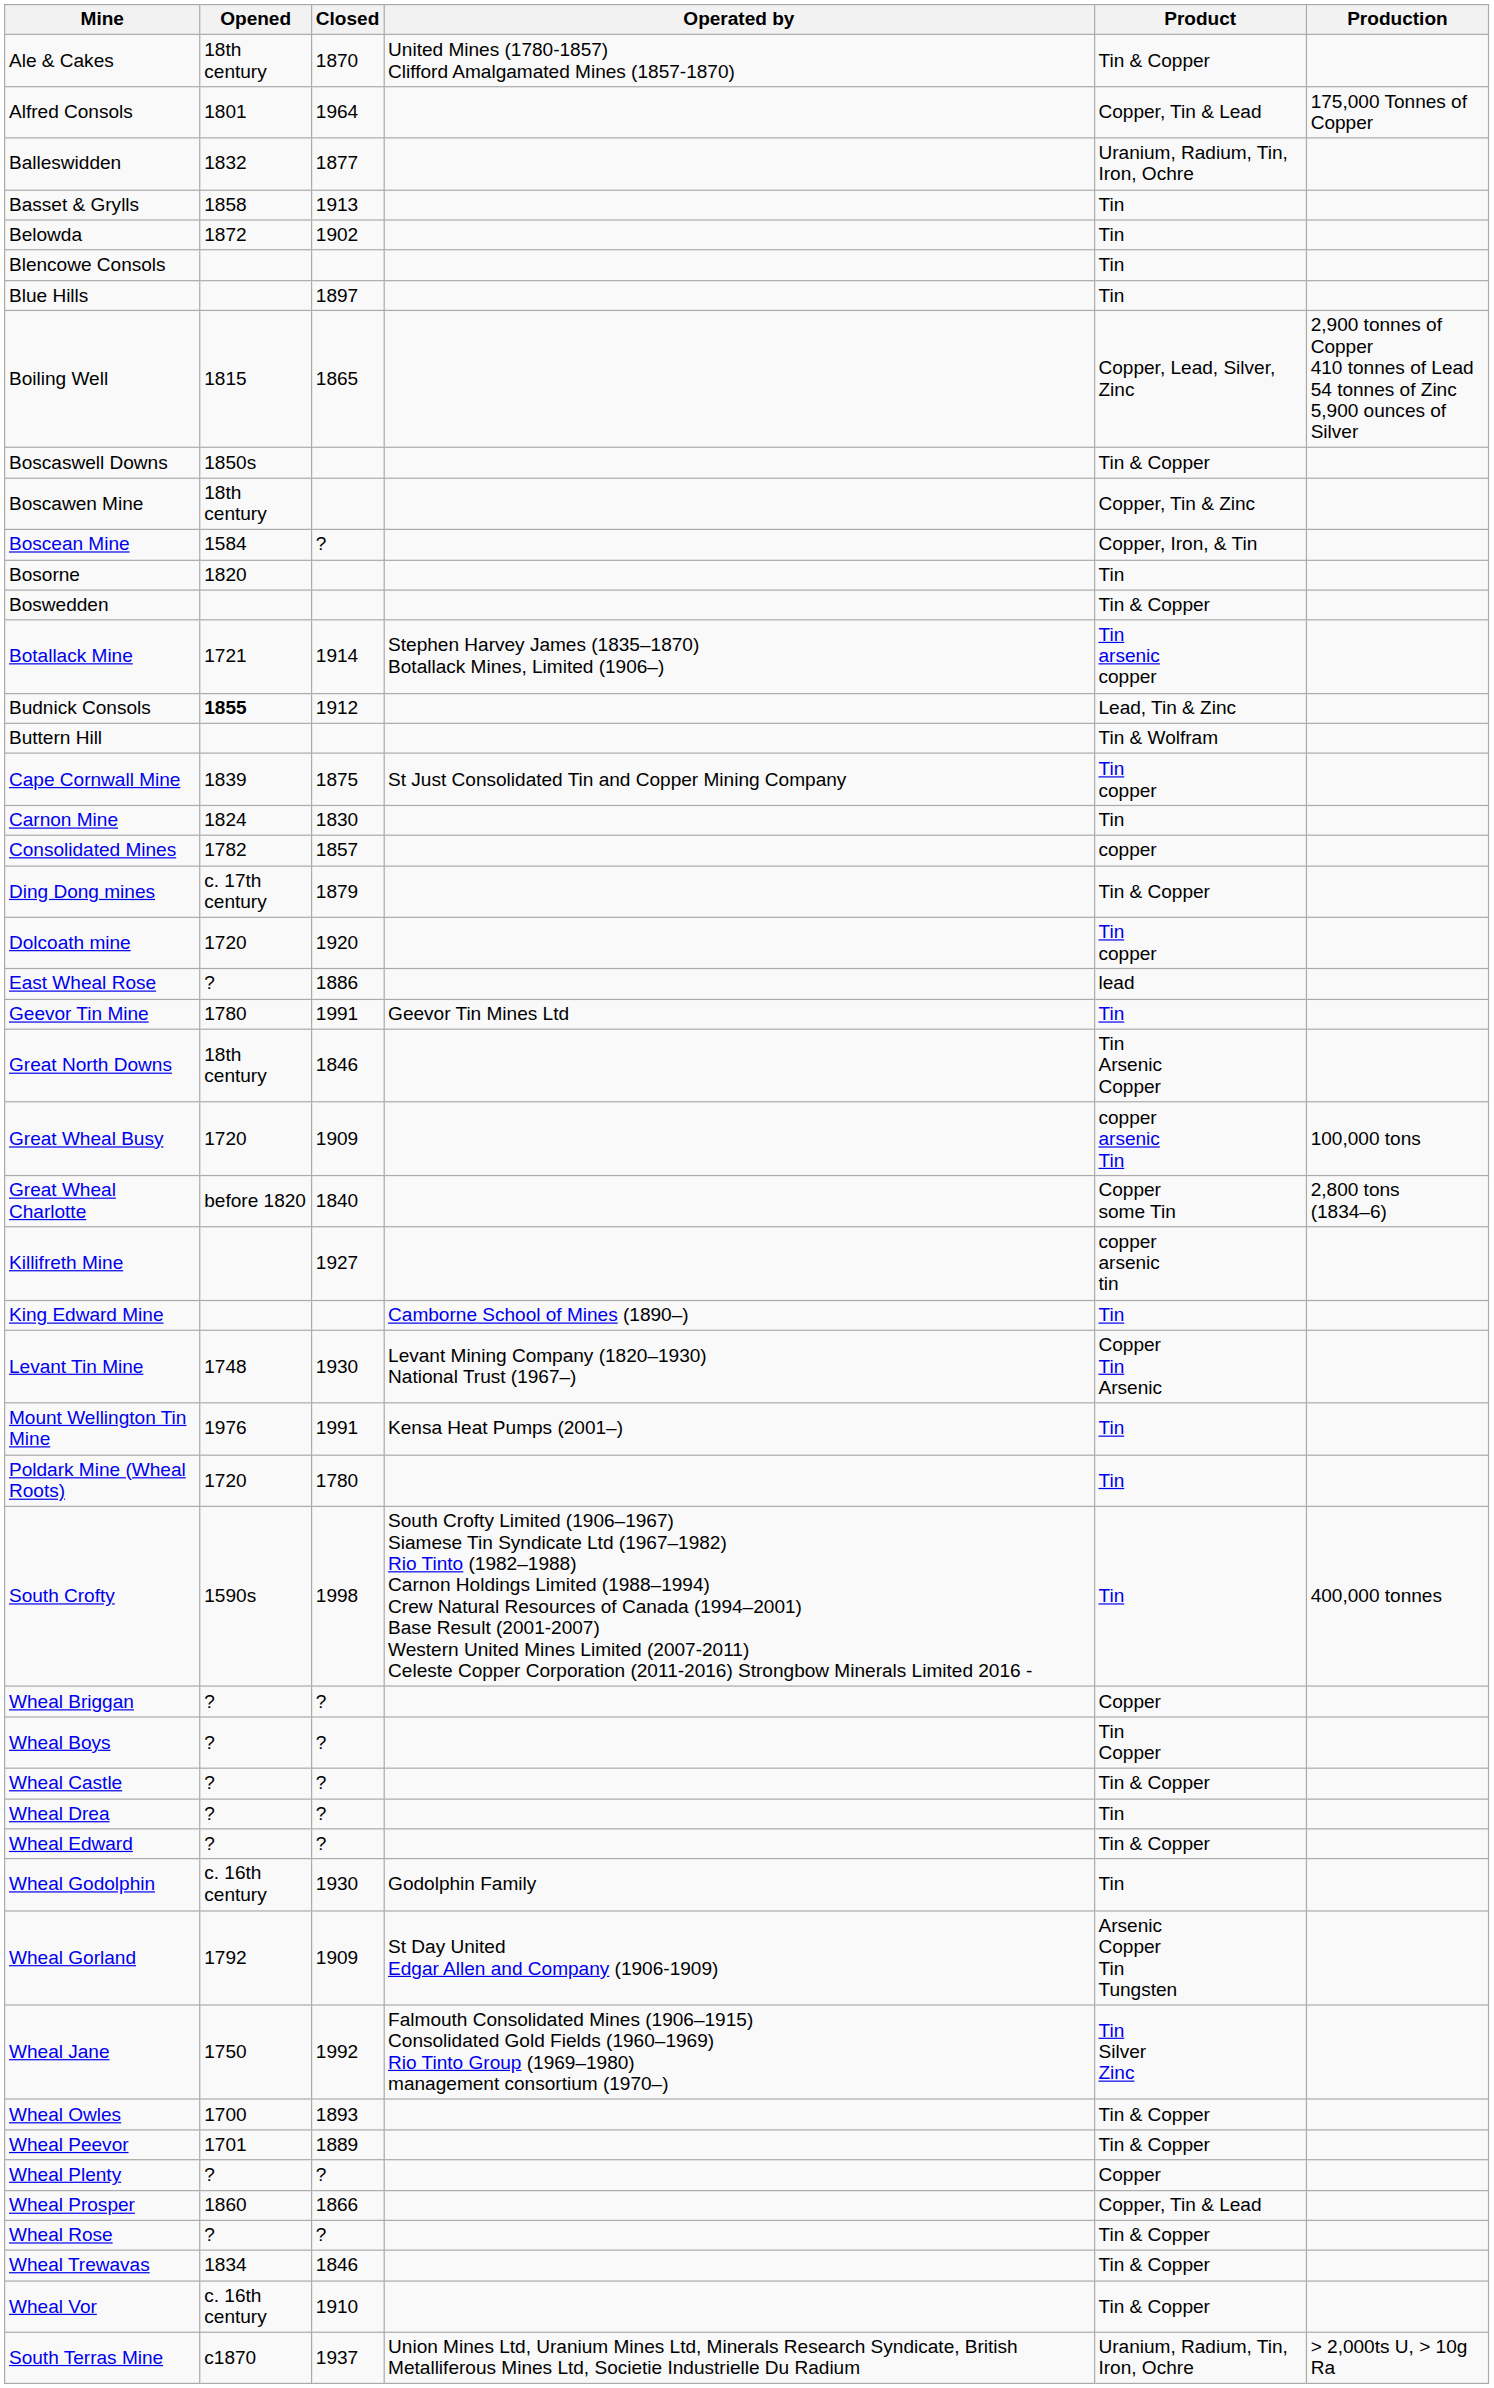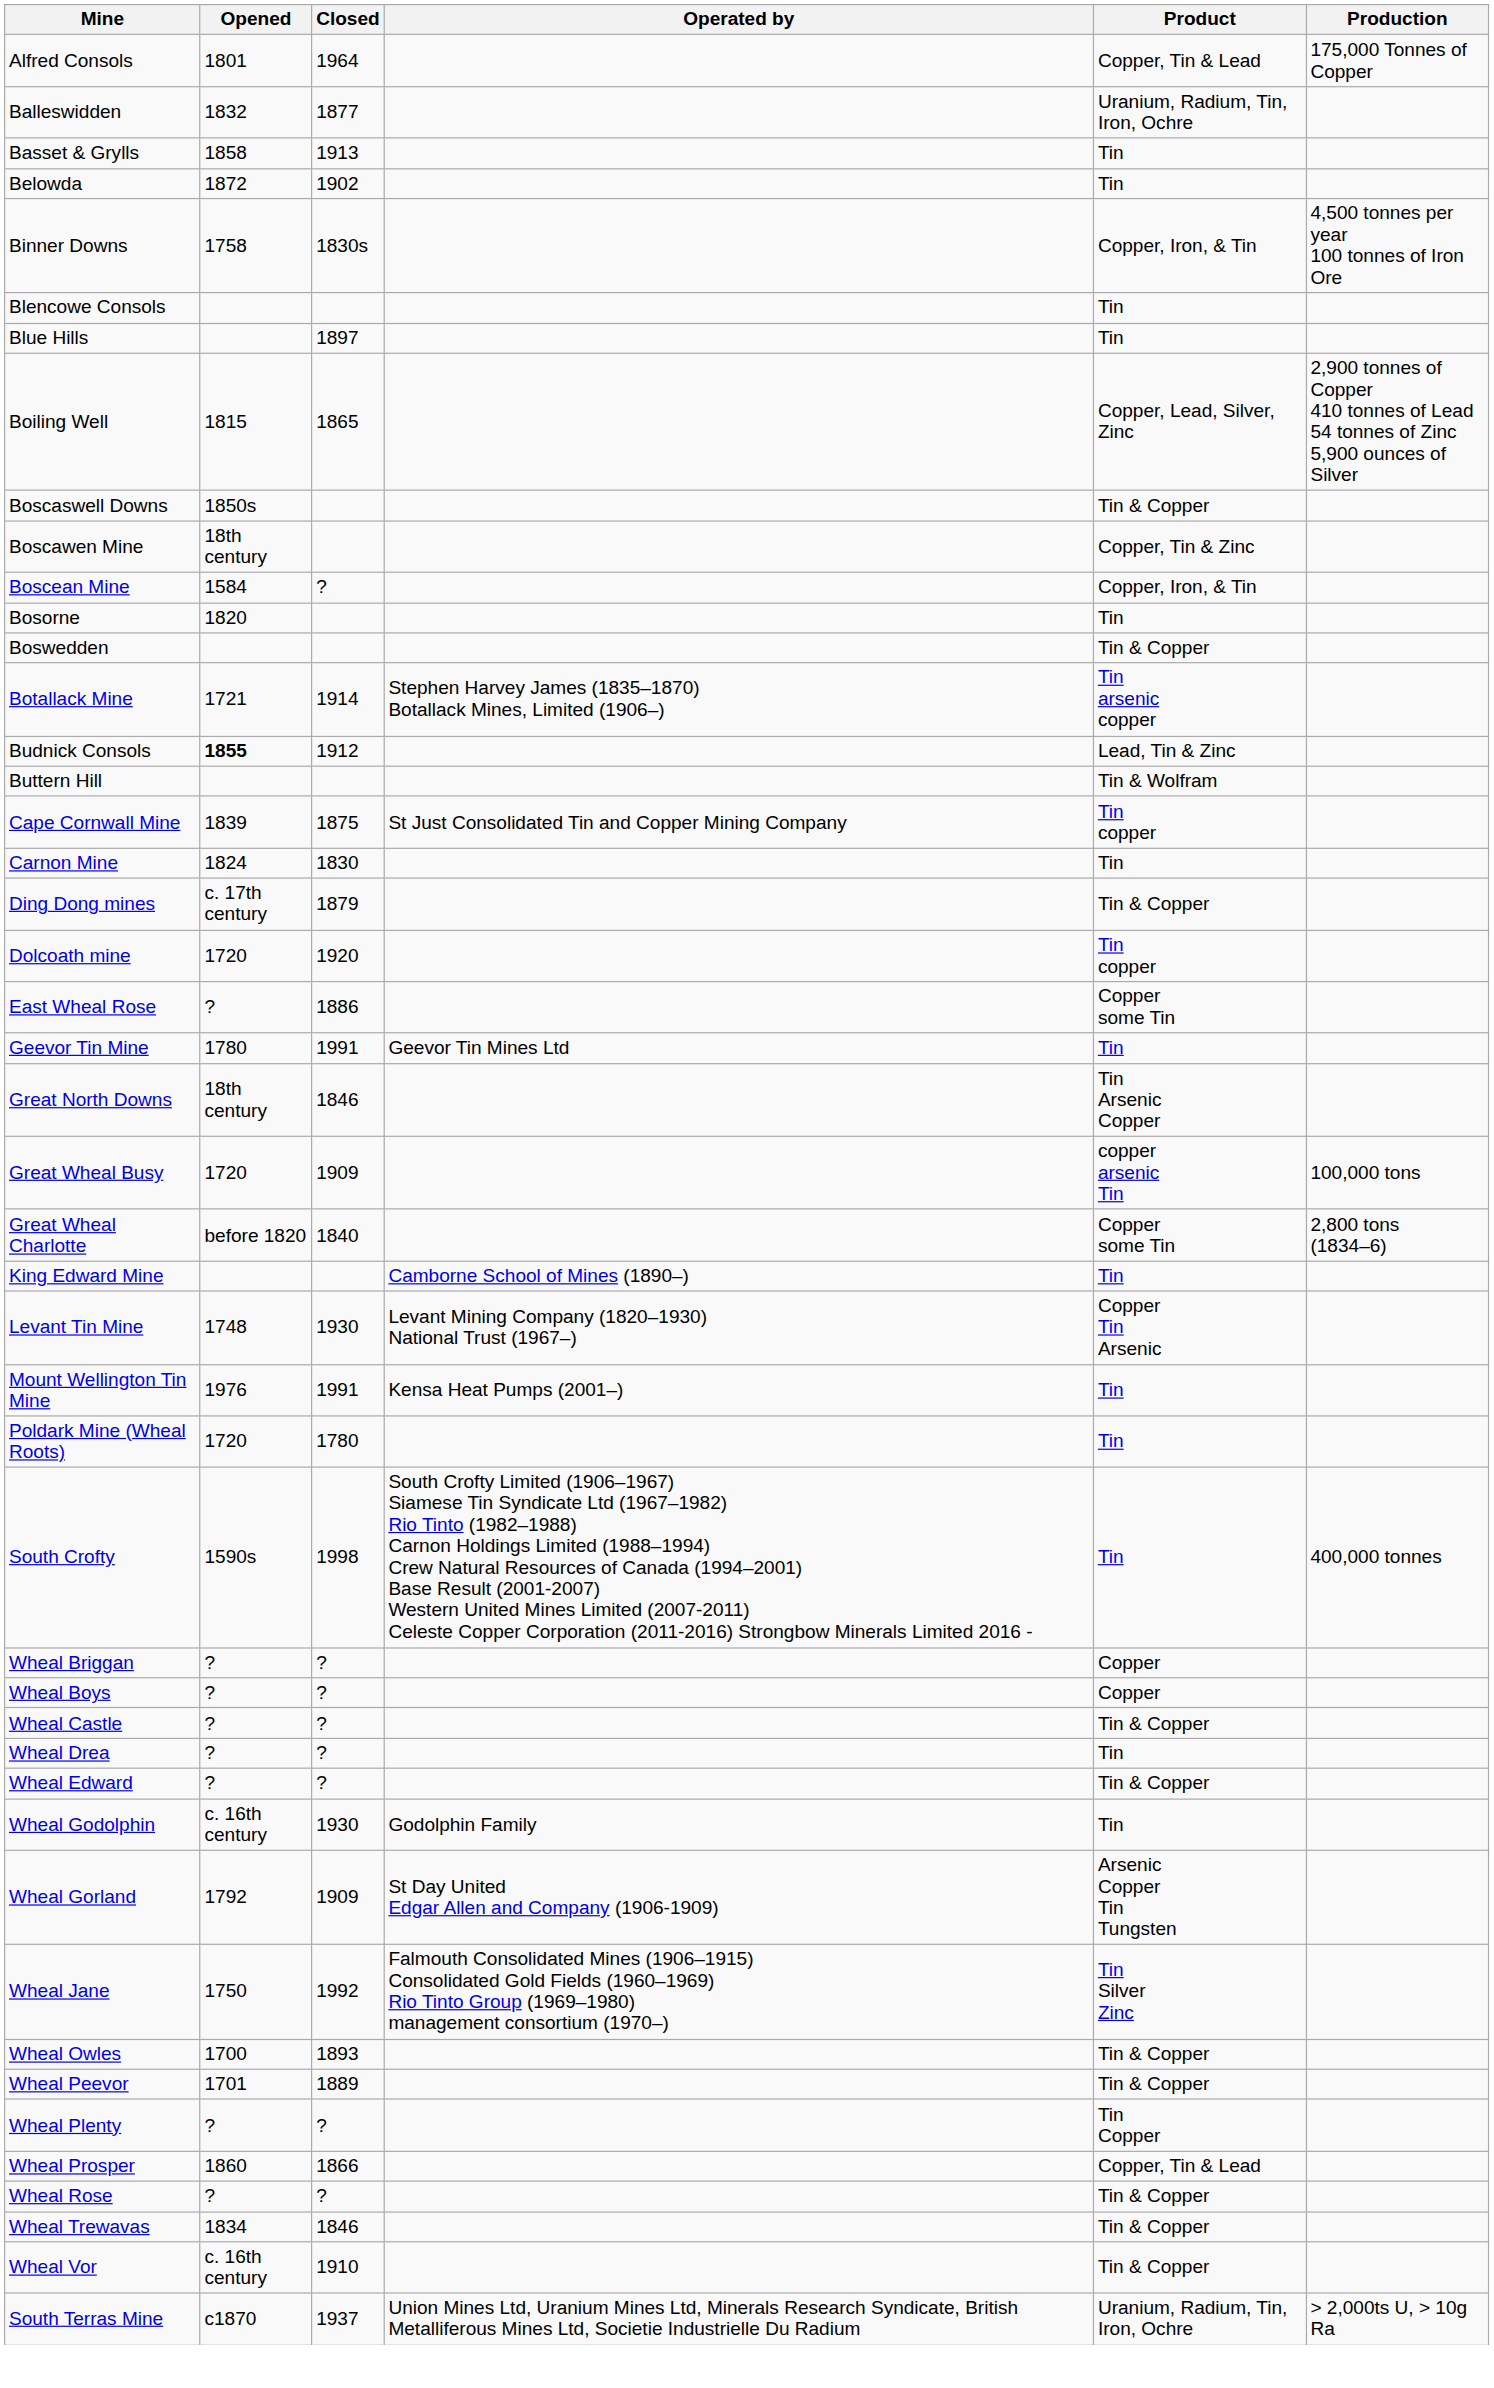- row: (61, 60)
+ row: (68, 245)
- row: (93, 850)
(1116, 983) lead -> (1137, 1007) Copper some Tin
- row: (66, 1263)
(1130, 1742) Tin Copper -> (1129, 1692) Copper
(1130, 2174) Copper -> (1129, 2125) Tin Copper
